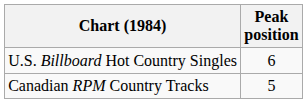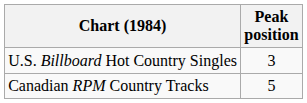(271, 60) 6 -> (271, 60) 3
